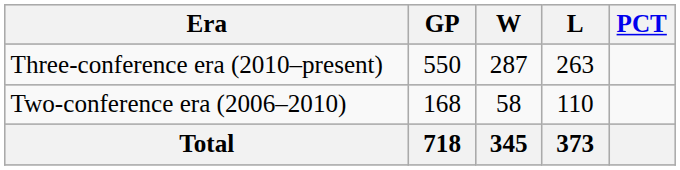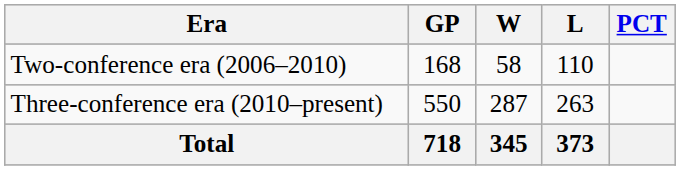rows swapped: (178, 104) <-> (197, 64)
